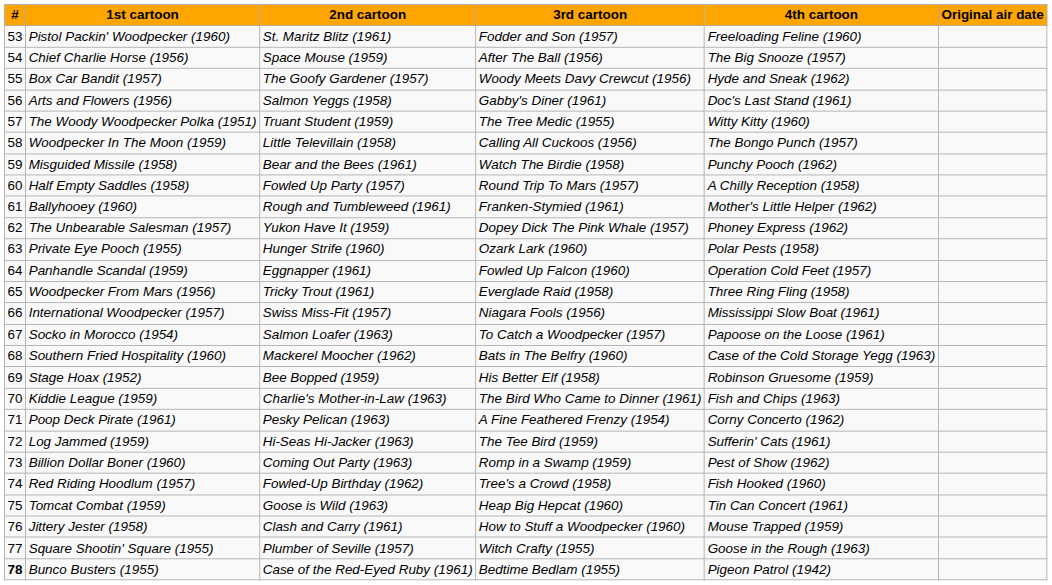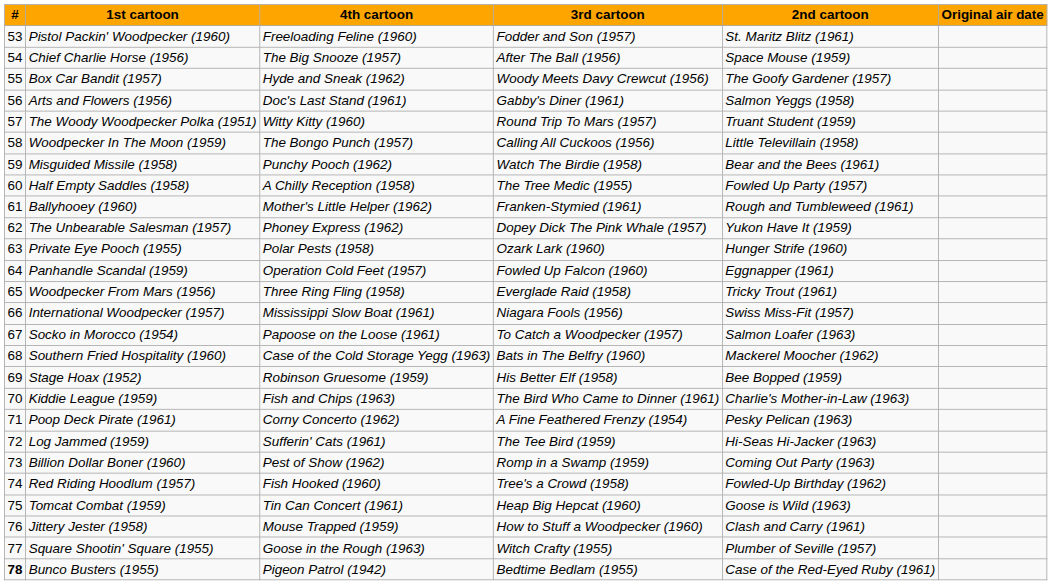columns swapped: (368, 15) <-> (821, 15)
(547, 121) The Tree Medic (1955) -> (576, 121) Round Trip To Mars (1957)
(559, 185) Round Trip To Mars (1957) -> (564, 185) The Tree Medic (1955)
